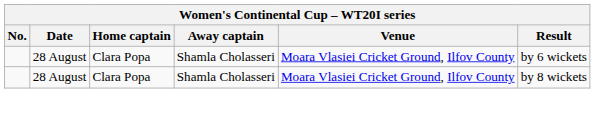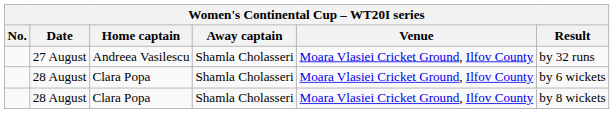+ row: (60, 56)
